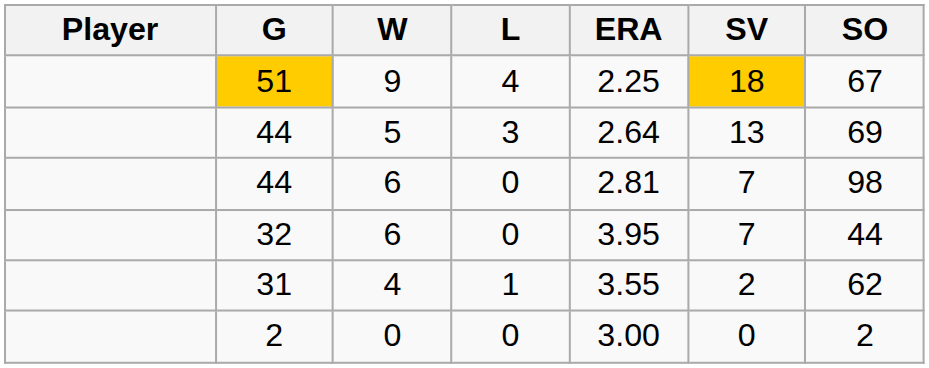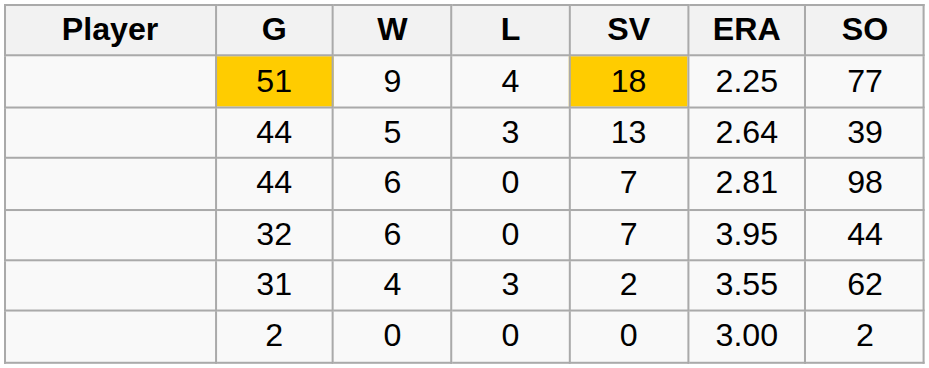columns swapped: (747, 30) <-> (629, 30)
(865, 81) 67 -> (865, 81) 77
(865, 132) 69 -> (865, 132) 39
(510, 285) 1 -> (510, 285) 3
